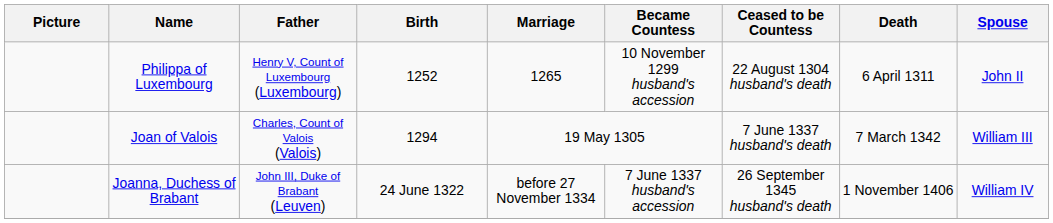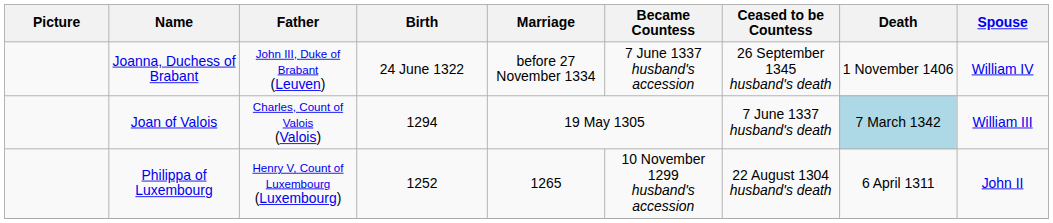rows swapped: (174, 76) <-> (174, 191)
(898, 137) no background -> (898, 122) lightblue background
